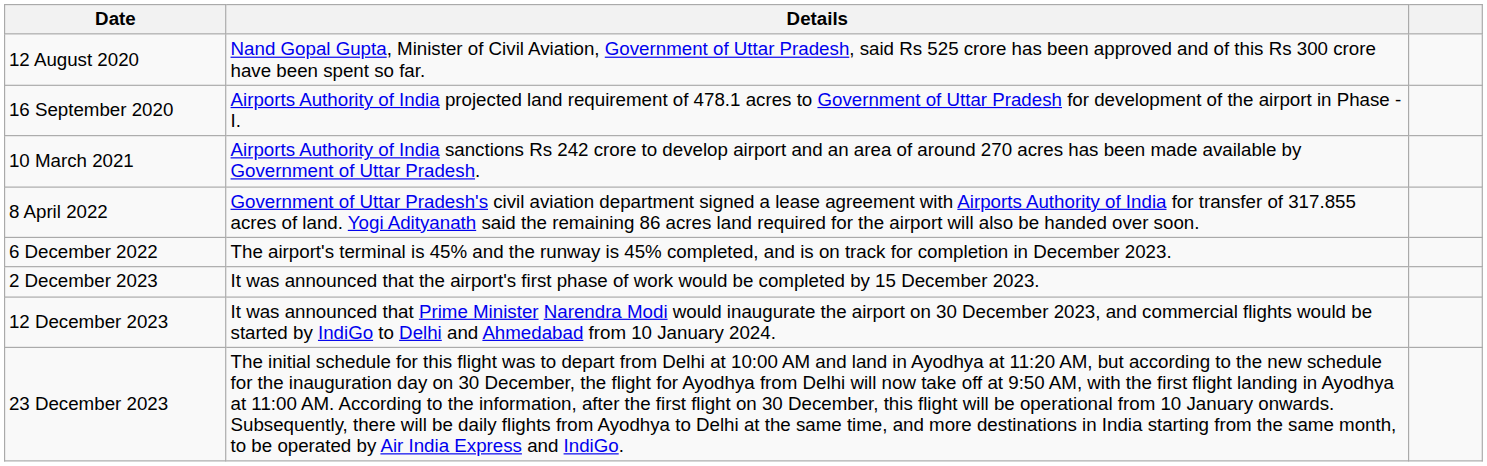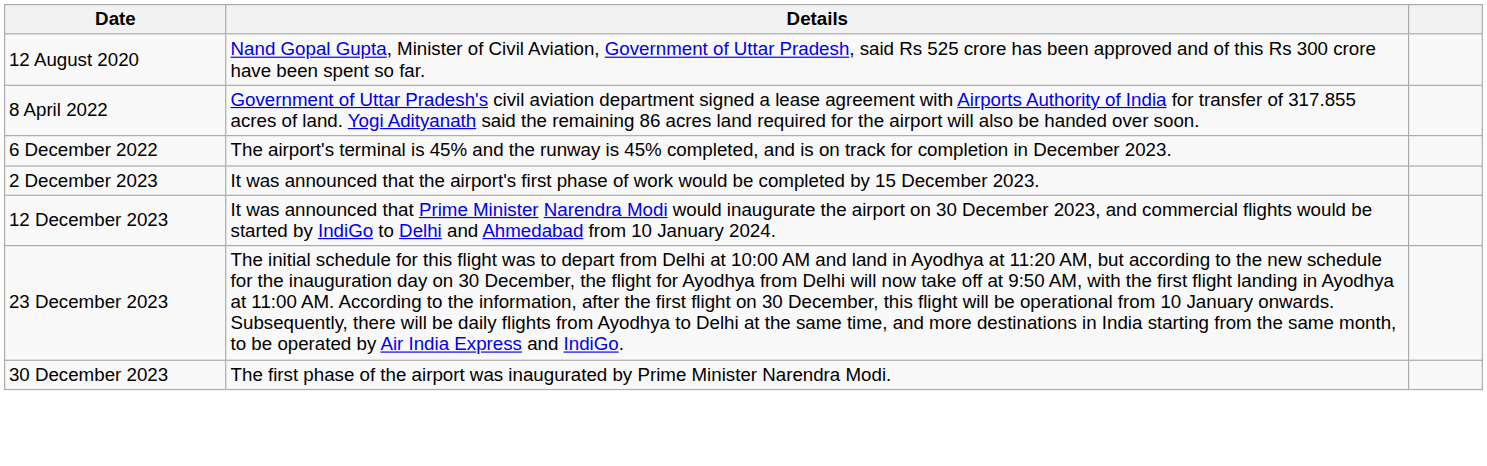- row: (91, 110)
- row: (71, 161)
+ row: (89, 374)
